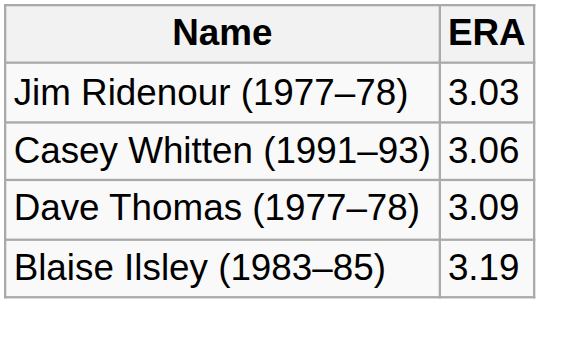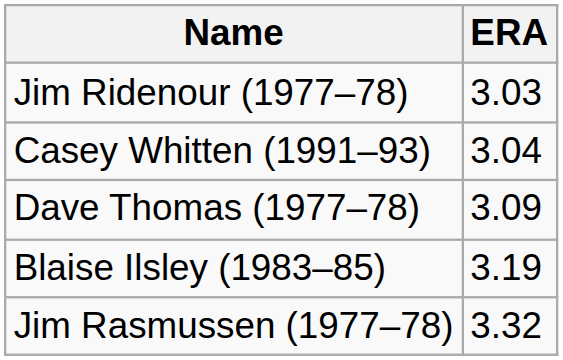(484, 150) 3.06 -> (506, 150) 3.04
+ row: (234, 325)
